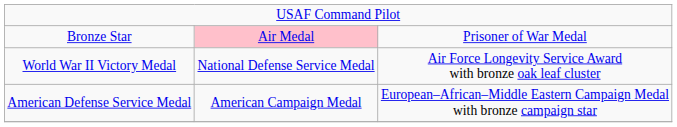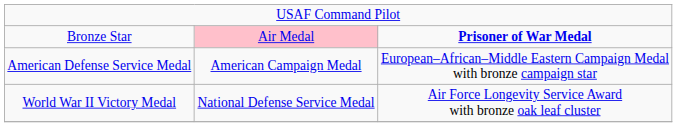(525, 36) normal -> (525, 36) bold
rows swapped: (99, 102) <-> (99, 66)
